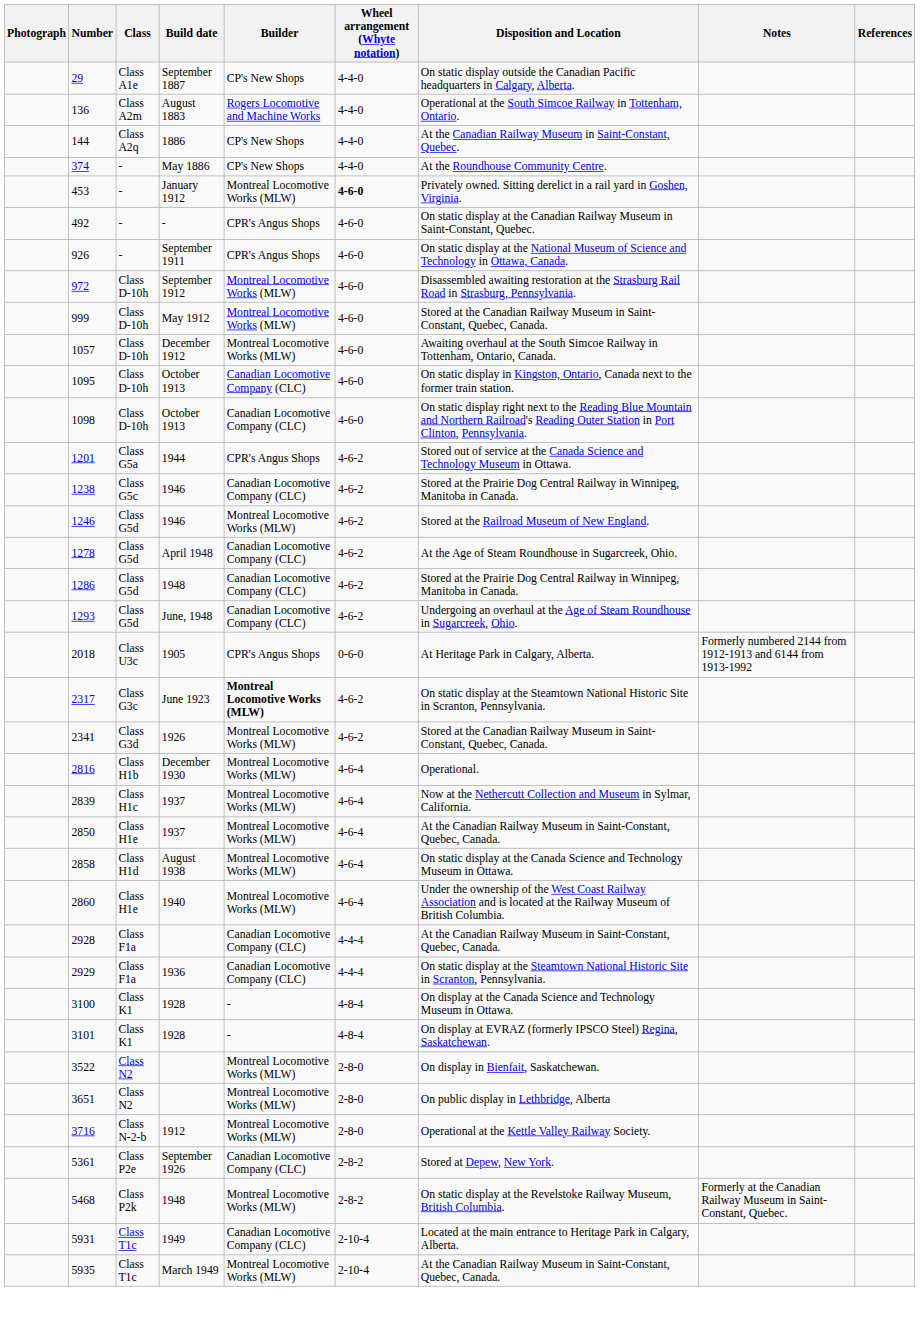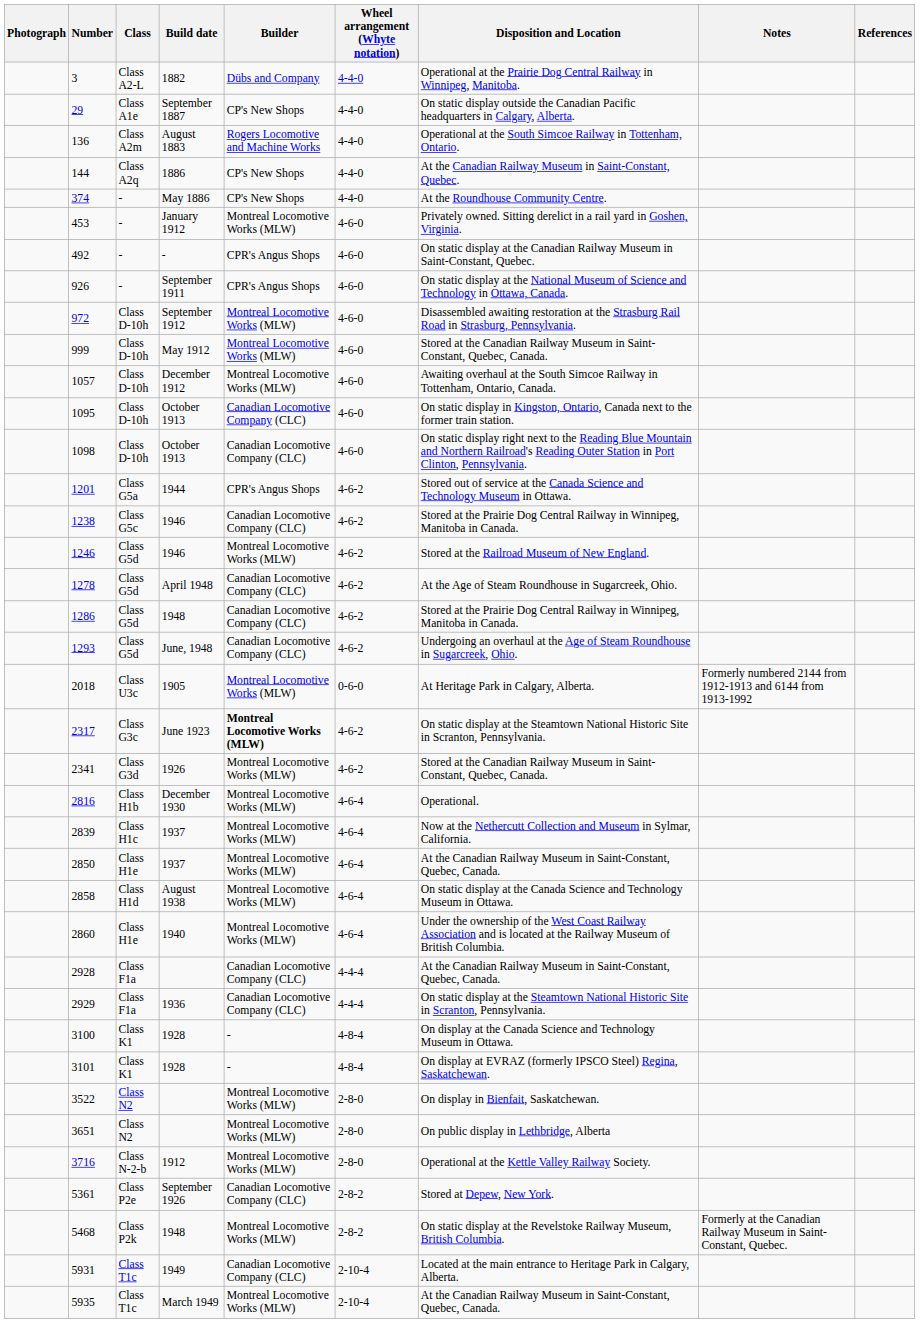+ row: (74, 78)
(351, 191) bold -> (351, 223) normal
(273, 654) CPR's Angus Shops -> (278, 686) Montreal Locomotive Works (MLW)
